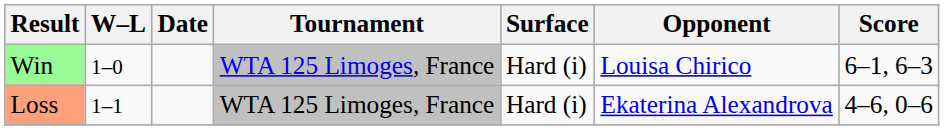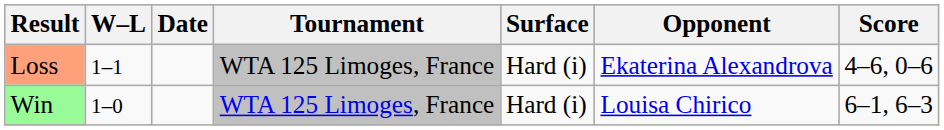rows swapped: (32, 64) <-> (35, 104)
